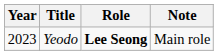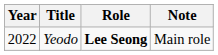(22, 38) 2023 -> (22, 38) 2022
